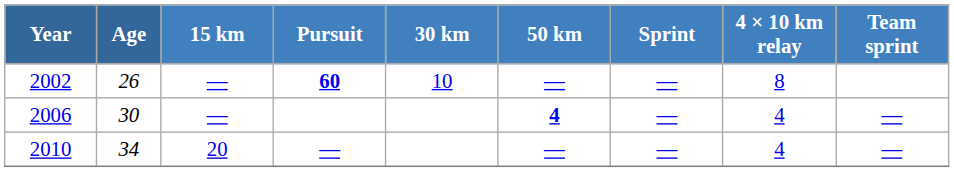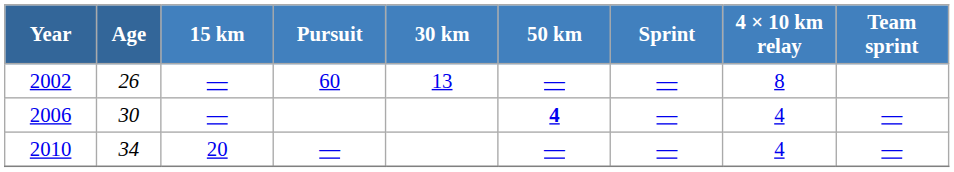(330, 80) bold -> (330, 80) normal
(442, 80) 10 -> (442, 80) 13
